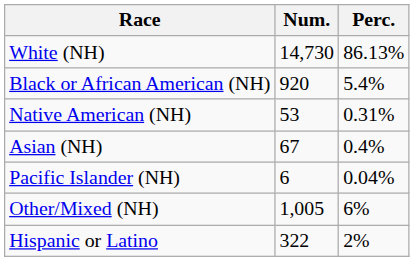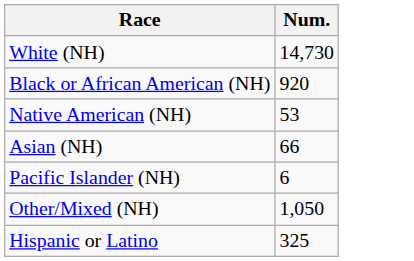- column: (374, 20)
(289, 146) 67 -> (289, 146) 66
(302, 209) 1,005 -> (302, 209) 1,050
(294, 240) 322 -> (294, 240) 325
